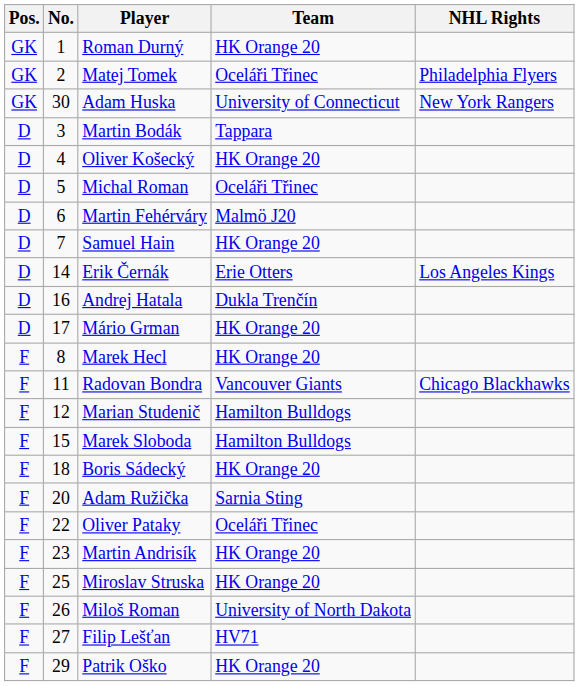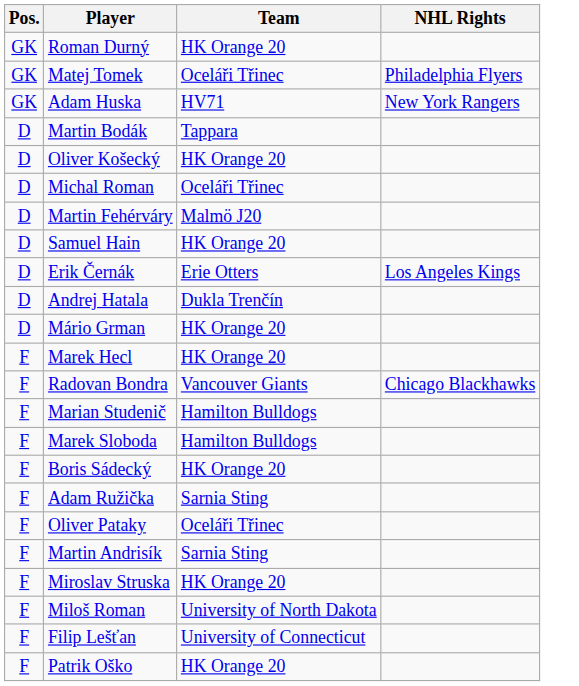- column: (61, 18)
(307, 103) University of Connecticut -> (203, 103) HV71
(267, 553) HK Orange 20 -> (225, 553) Sarnia Sting
(237, 638) HV71 -> (273, 638) University of Connecticut
